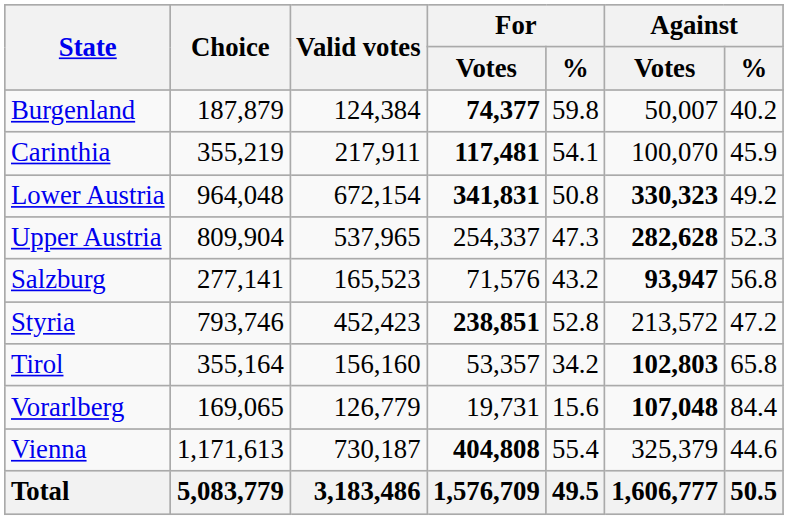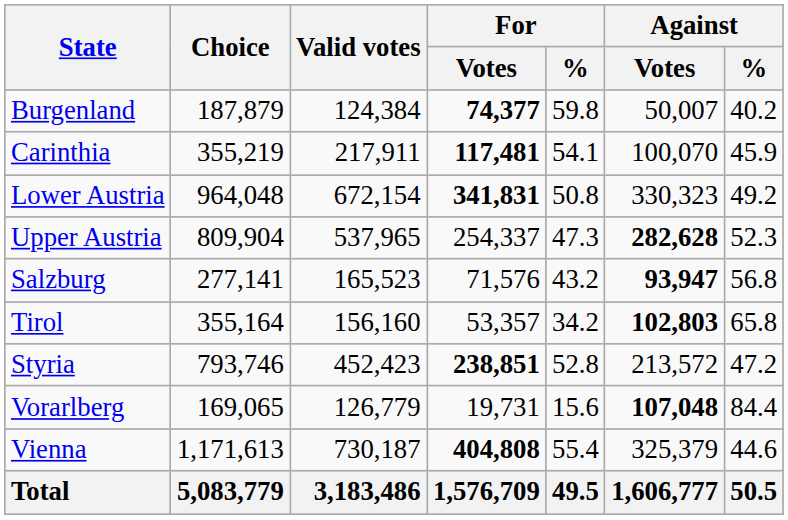(675, 195) bold -> (675, 195) normal
rows swapped: (43, 322) <-> (37, 364)
